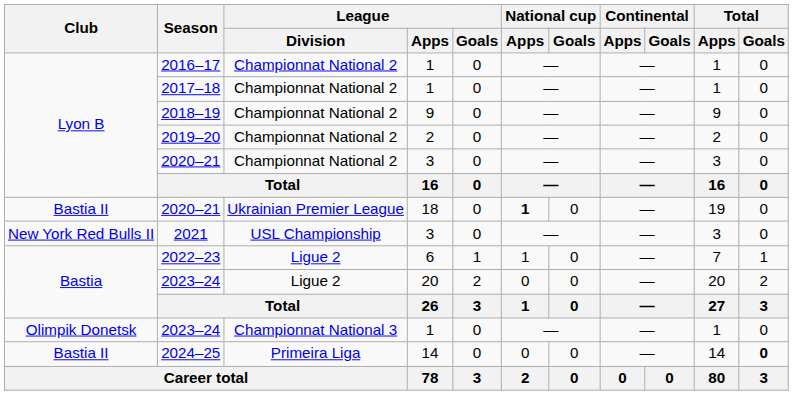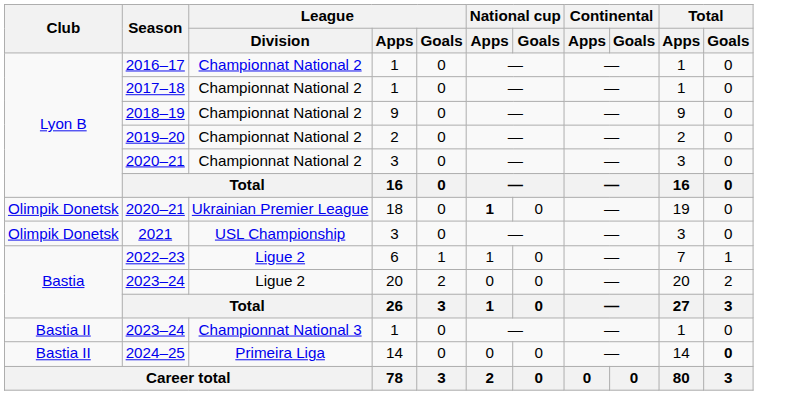(81, 209) Bastia II -> (63, 209) Olimpik Donetsk
(81, 233) New York Red Bulls II -> (63, 233) Olimpik Donetsk
(81, 329) Olimpik Donetsk -> (63, 329) Bastia II
